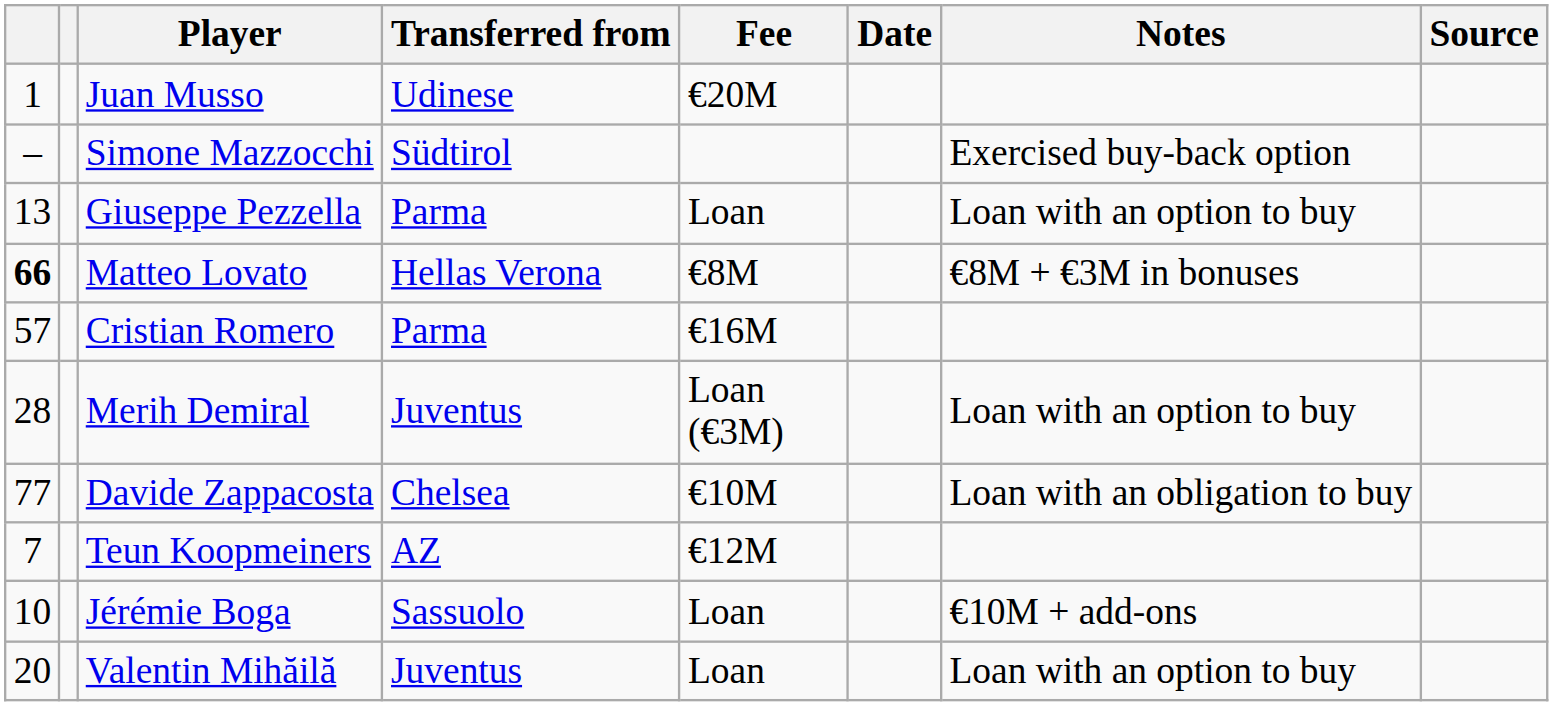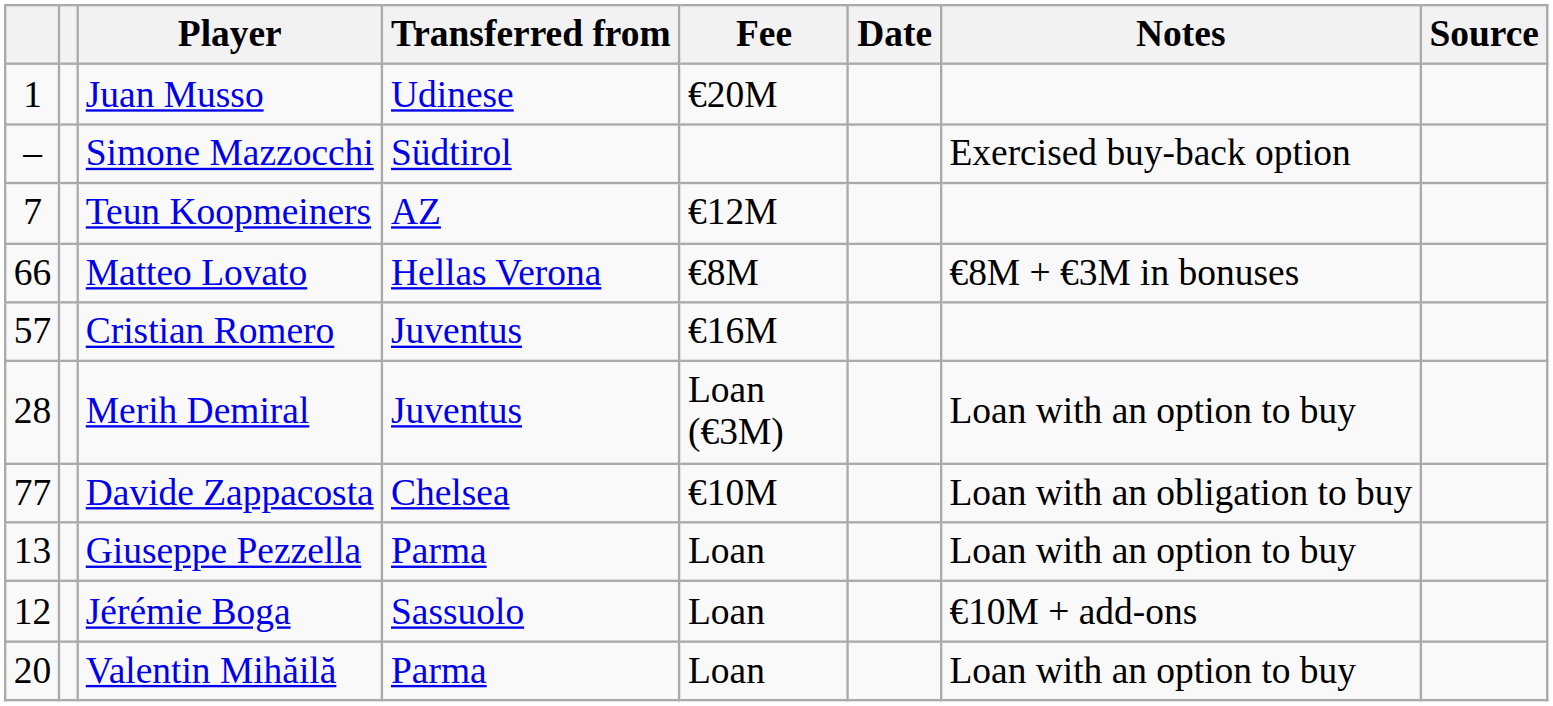rows swapped: (224, 212) <-> (228, 551)
(33, 271) bold -> (33, 271) normal
(439, 331) Parma -> (457, 331) Juventus
(33, 610) 10 -> (33, 610) 12
(457, 670) Juventus -> (439, 670) Parma
